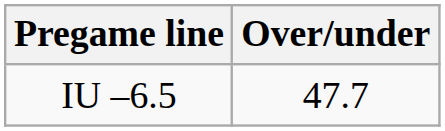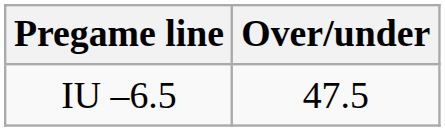(336, 94) 47.7 -> (336, 94) 47.5
